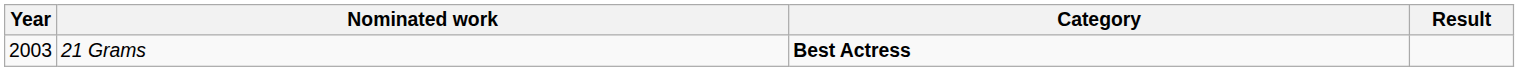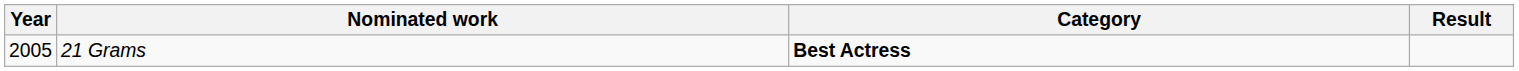(31, 50) 2003 -> (31, 50) 2005
